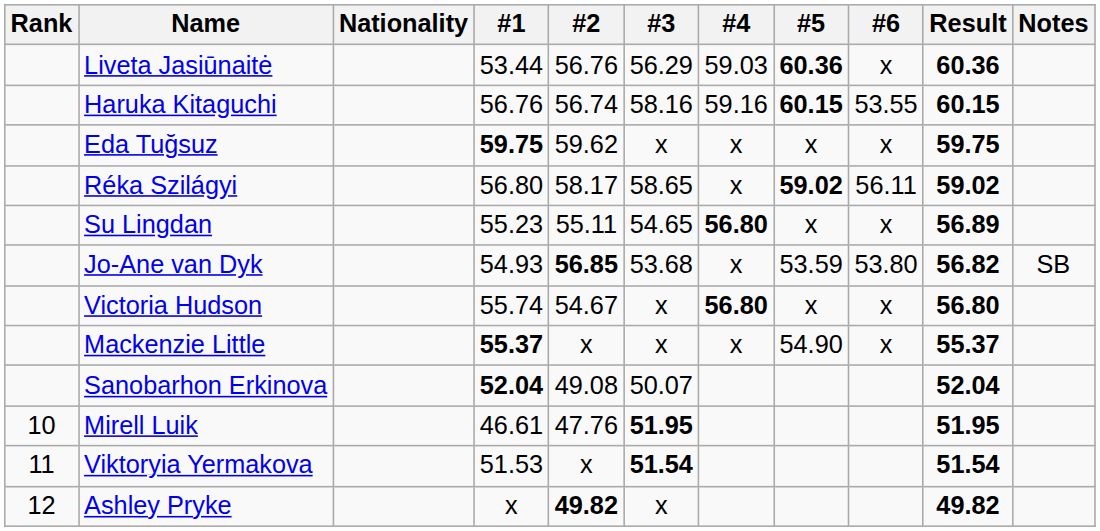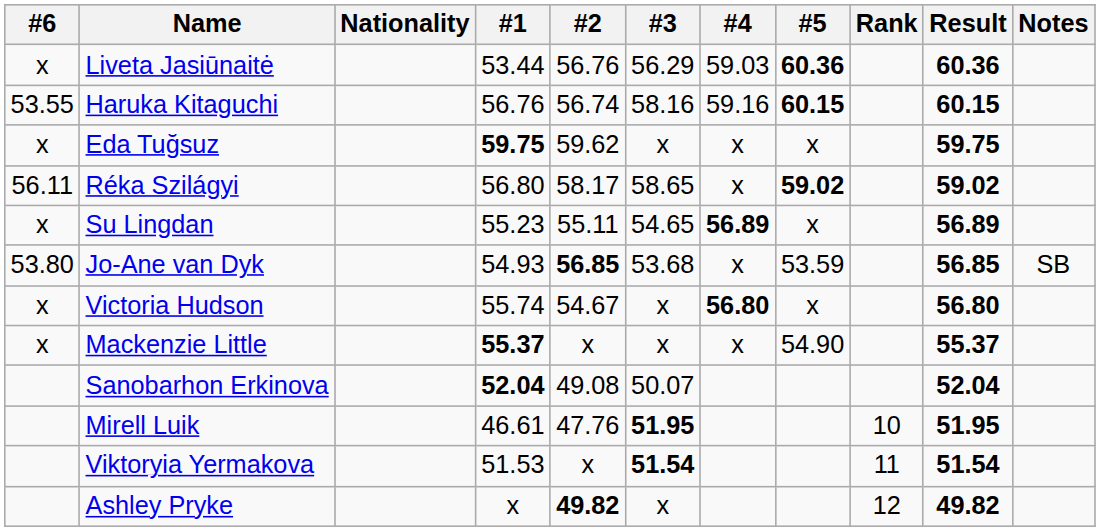columns swapped: (42, 24) <-> (886, 24)
(736, 225) 56.80 -> (738, 225) 56.89
(968, 265) 56.82 -> (968, 265) 56.85
